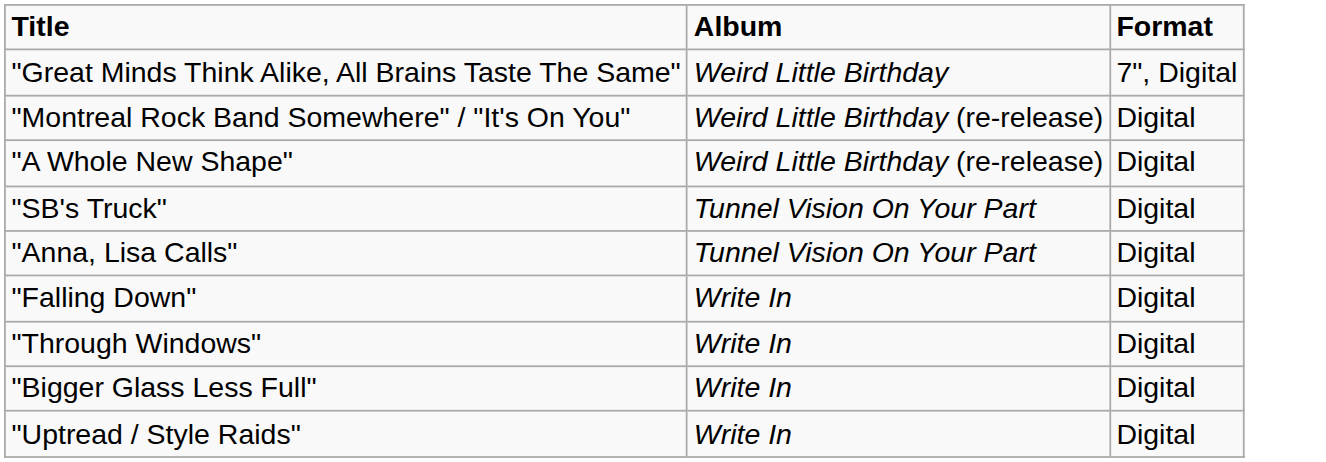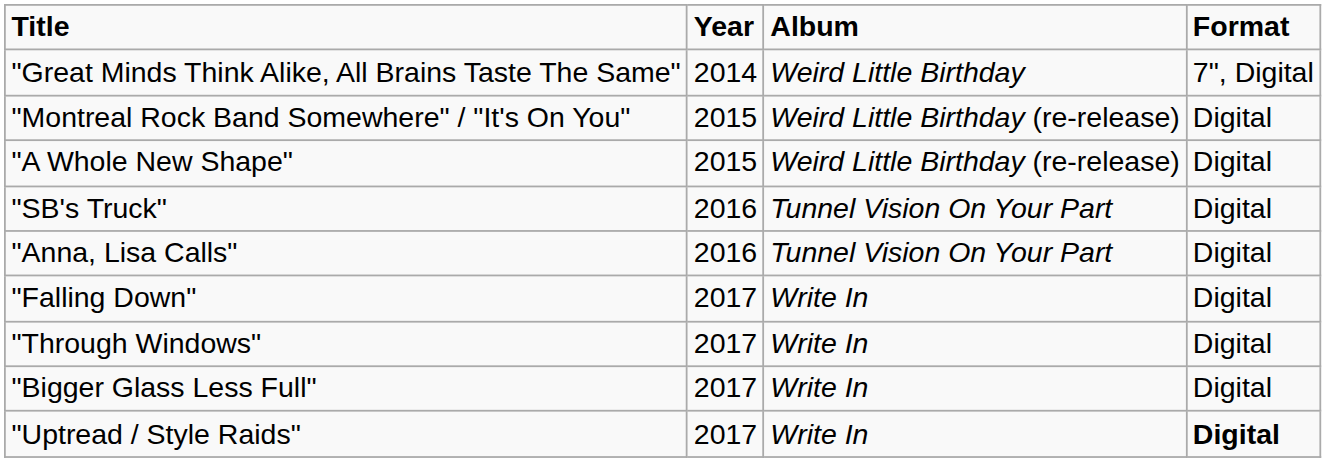+ column: (724, 27)
(1156, 433) normal -> (1236, 433) bold
